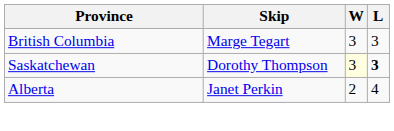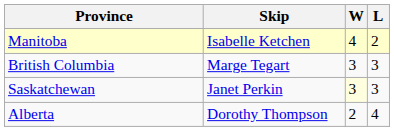+ row: (37, 41)
(267, 65) Dorothy Thompson -> (245, 89) Janet Perkin
(375, 65) bold -> (375, 89) normal
(245, 89) Janet Perkin -> (267, 114) Dorothy Thompson
